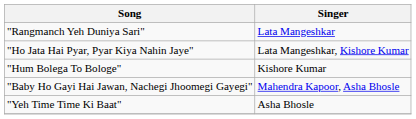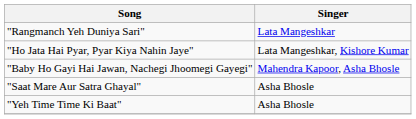- row: (64, 68)
+ row: (74, 87)
